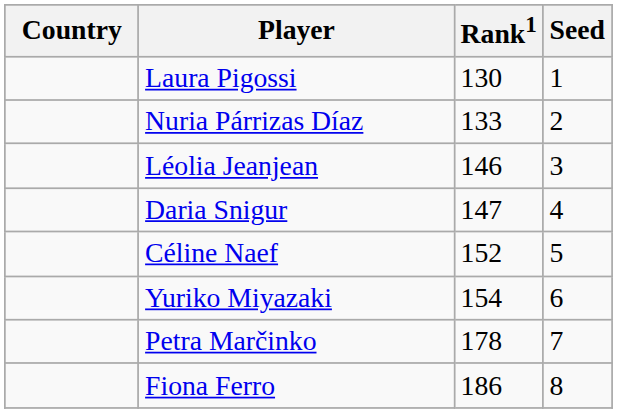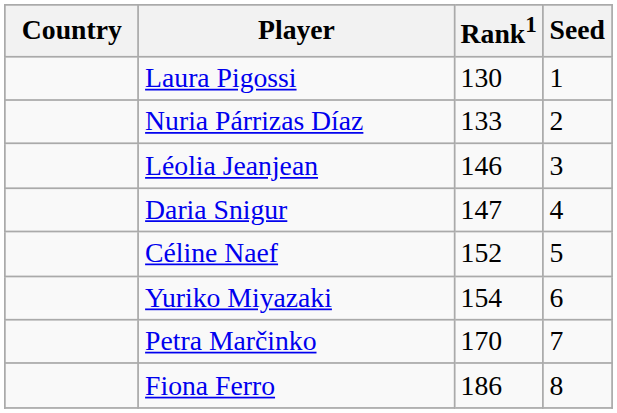(481, 341) 178 -> (481, 341) 170
